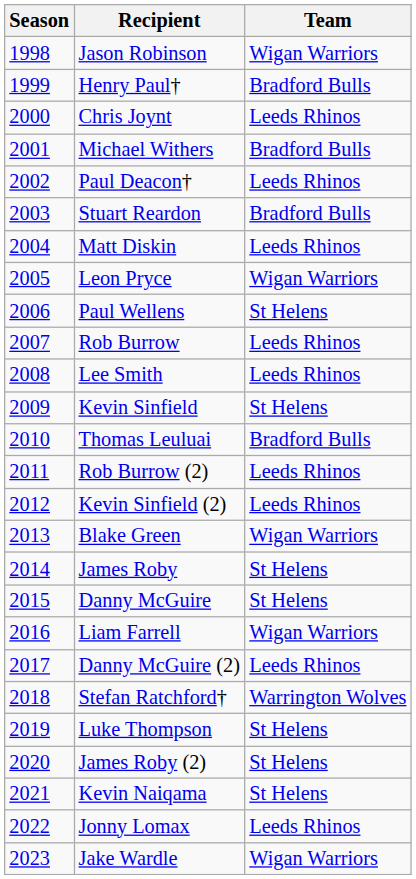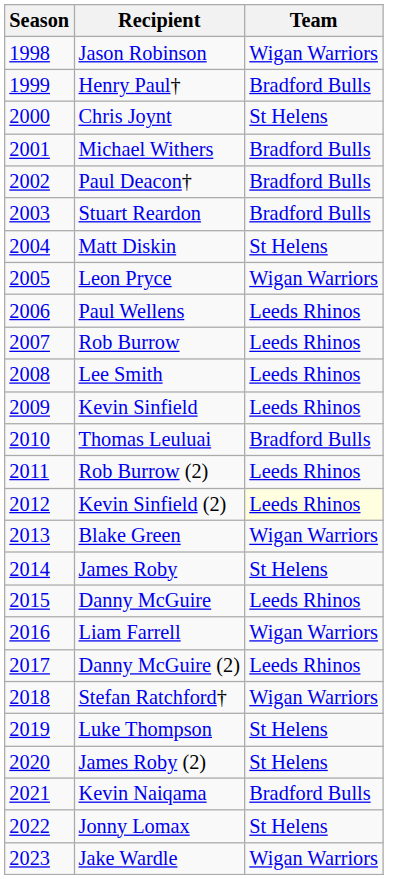(305, 117) Leeds Rhinos -> (289, 117) St Helens
(305, 181) Leeds Rhinos -> (310, 181) Bradford Bulls
(305, 246) Leeds Rhinos -> (289, 246) St Helens
(289, 310) St Helens -> (305, 310) Leeds Rhinos
(289, 407) St Helens -> (305, 407) Leeds Rhinos
(305, 504) no background -> (305, 504) lightyellow background
(289, 600) St Helens -> (305, 600) Leeds Rhinos
(328, 697) Warrington Wolves -> (314, 697) Wigan Warriors
(289, 794) St Helens -> (310, 794) Bradford Bulls
(305, 826) Leeds Rhinos -> (289, 826) St Helens
